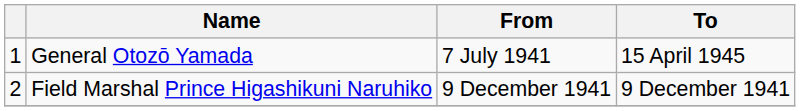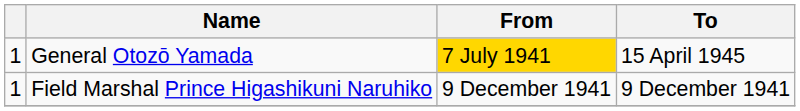(496, 55) no background -> (496, 55) gold background
(15, 88) 2 -> (15, 88) 1
